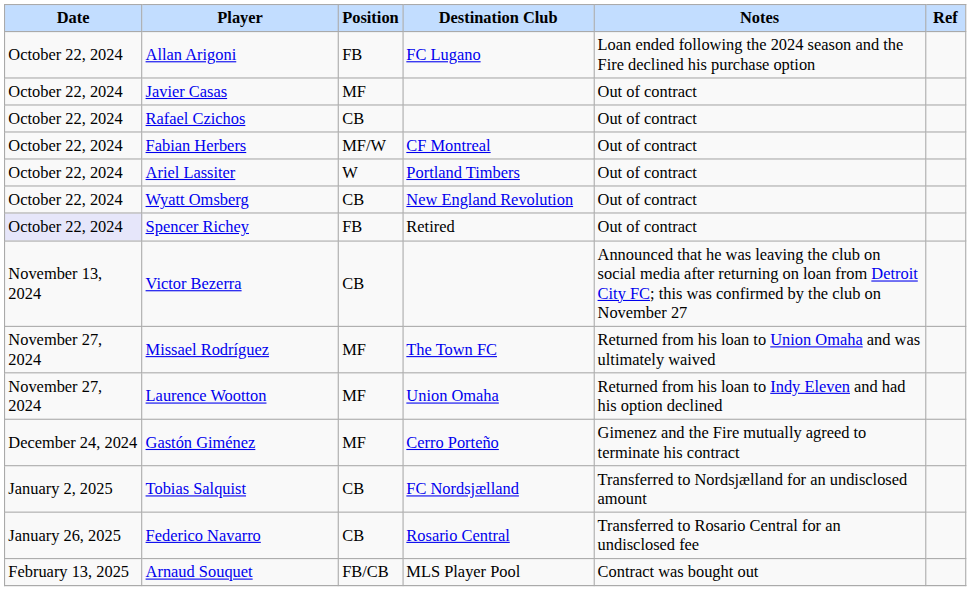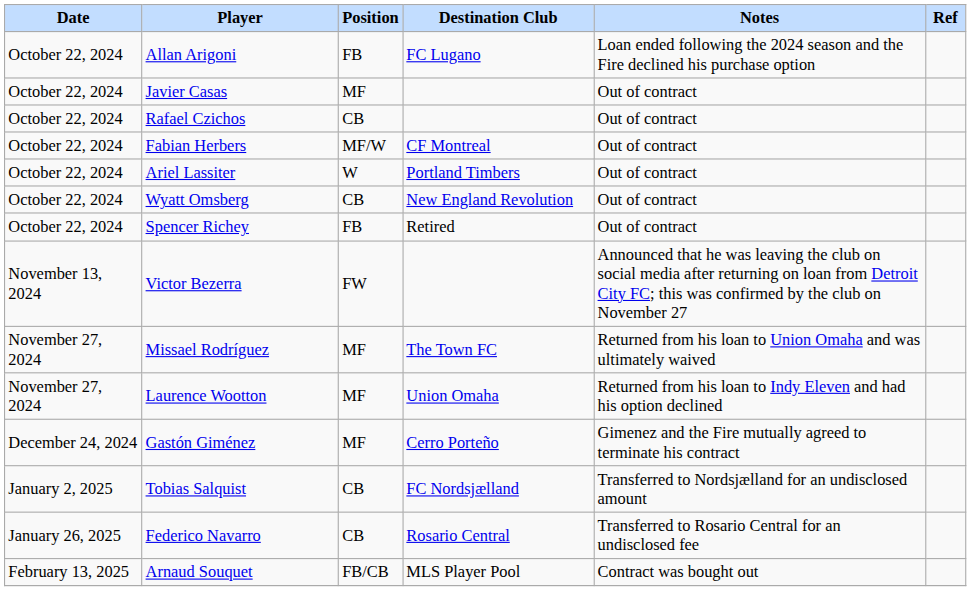(66, 227) lavender background -> (66, 227) no background
(353, 283) CB -> (355, 283) FW
